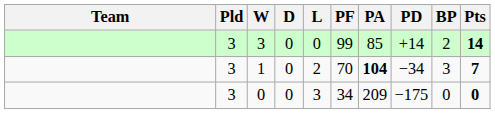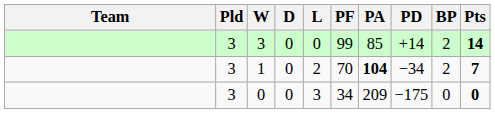(446, 69) 3 -> (446, 69) 2
